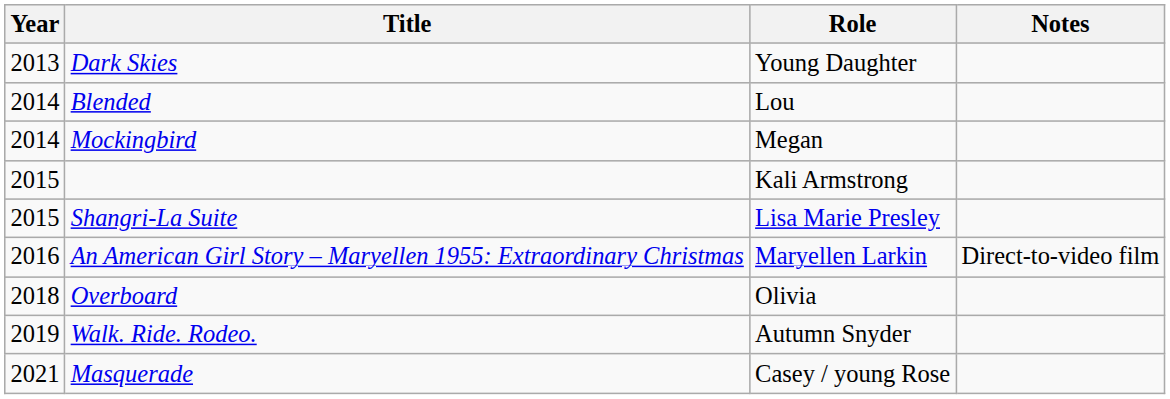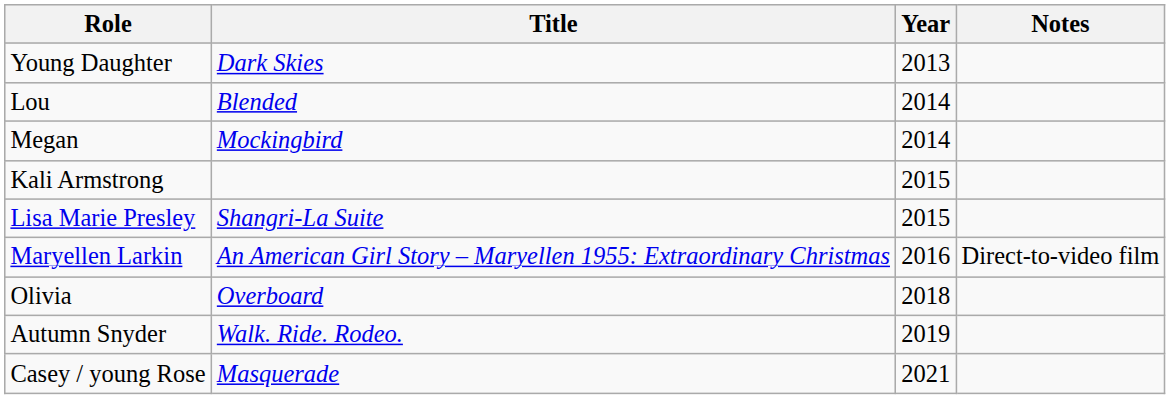columns swapped: (35, 23) <-> (853, 23)
